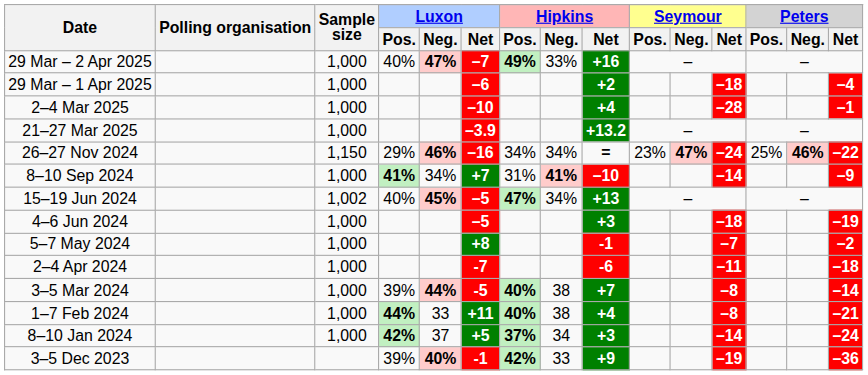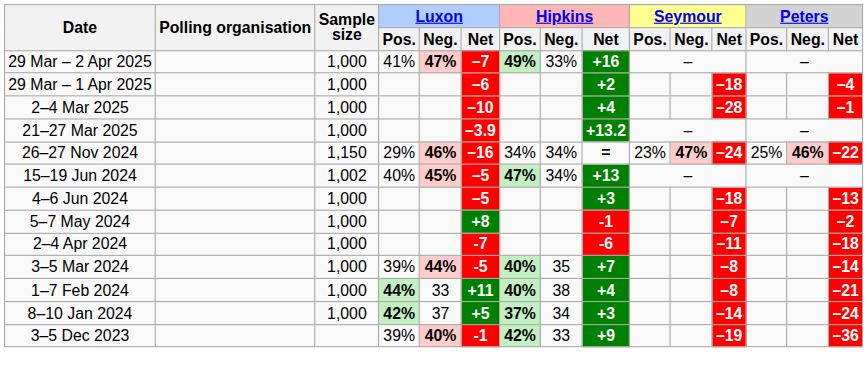(399, 62) 40% -> (399, 62) 41%
- row: (80, 176)
(846, 222) –19 -> (846, 199) –13
(561, 290) 38 -> (561, 267) 35
